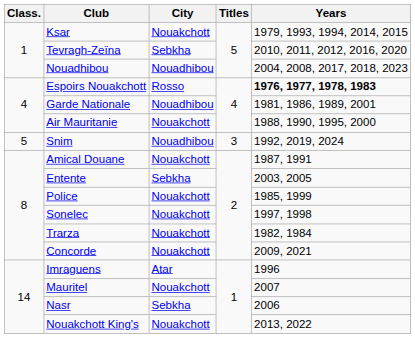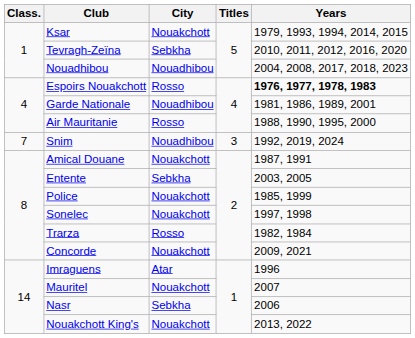(181, 123) Nouakchott -> (168, 123) Rosso
(24, 141) 5 -> (24, 141) 7
(181, 232) Nouakchott -> (168, 232) Rosso
